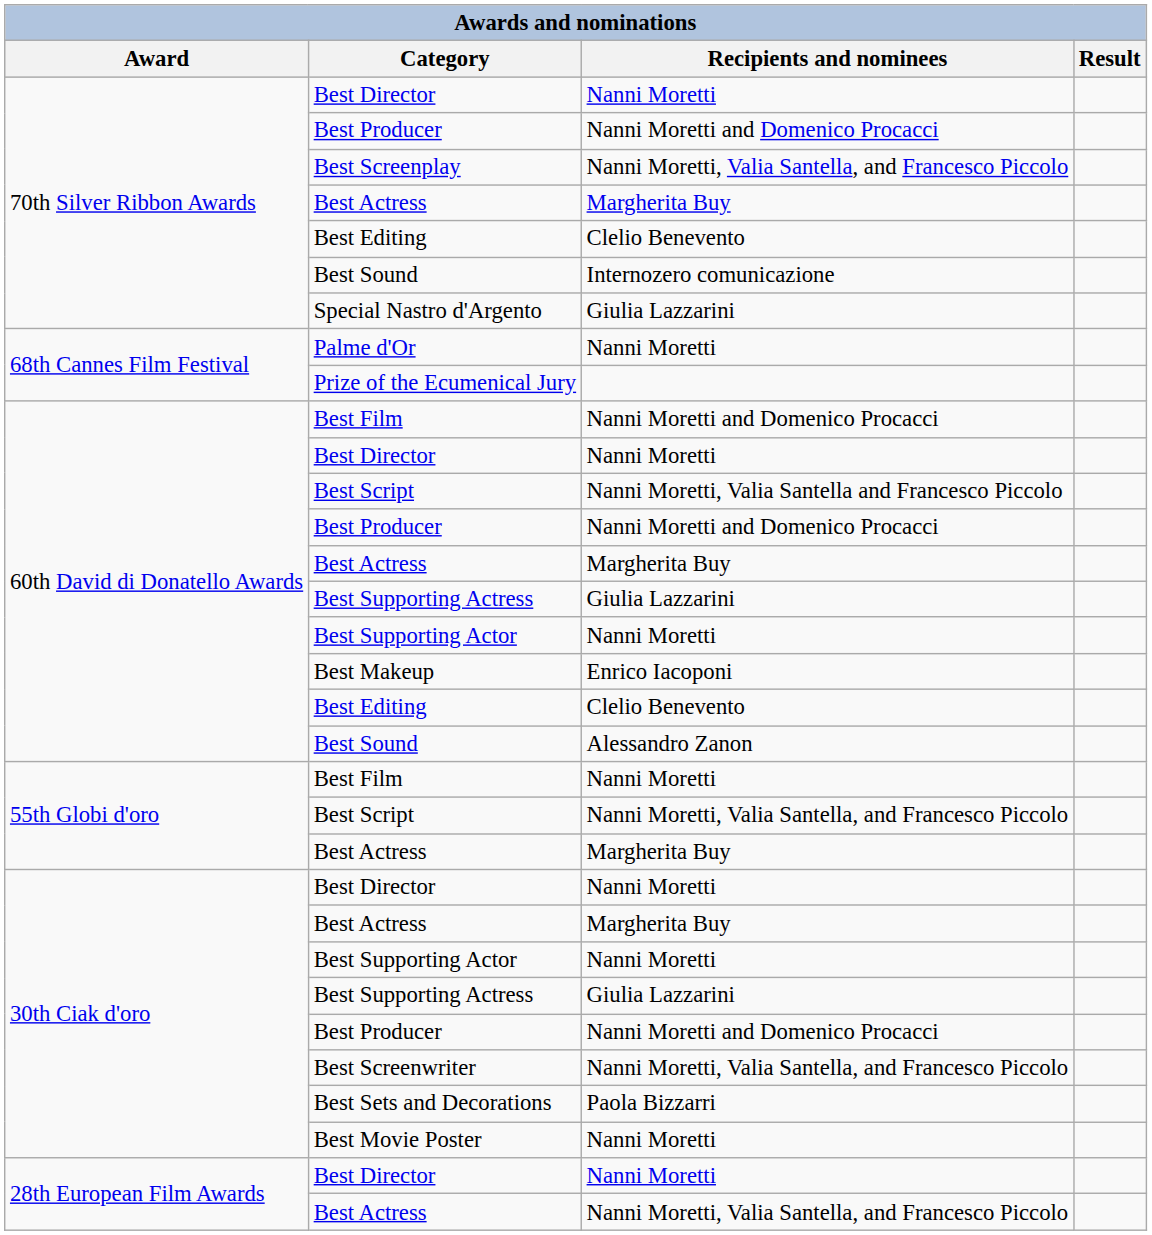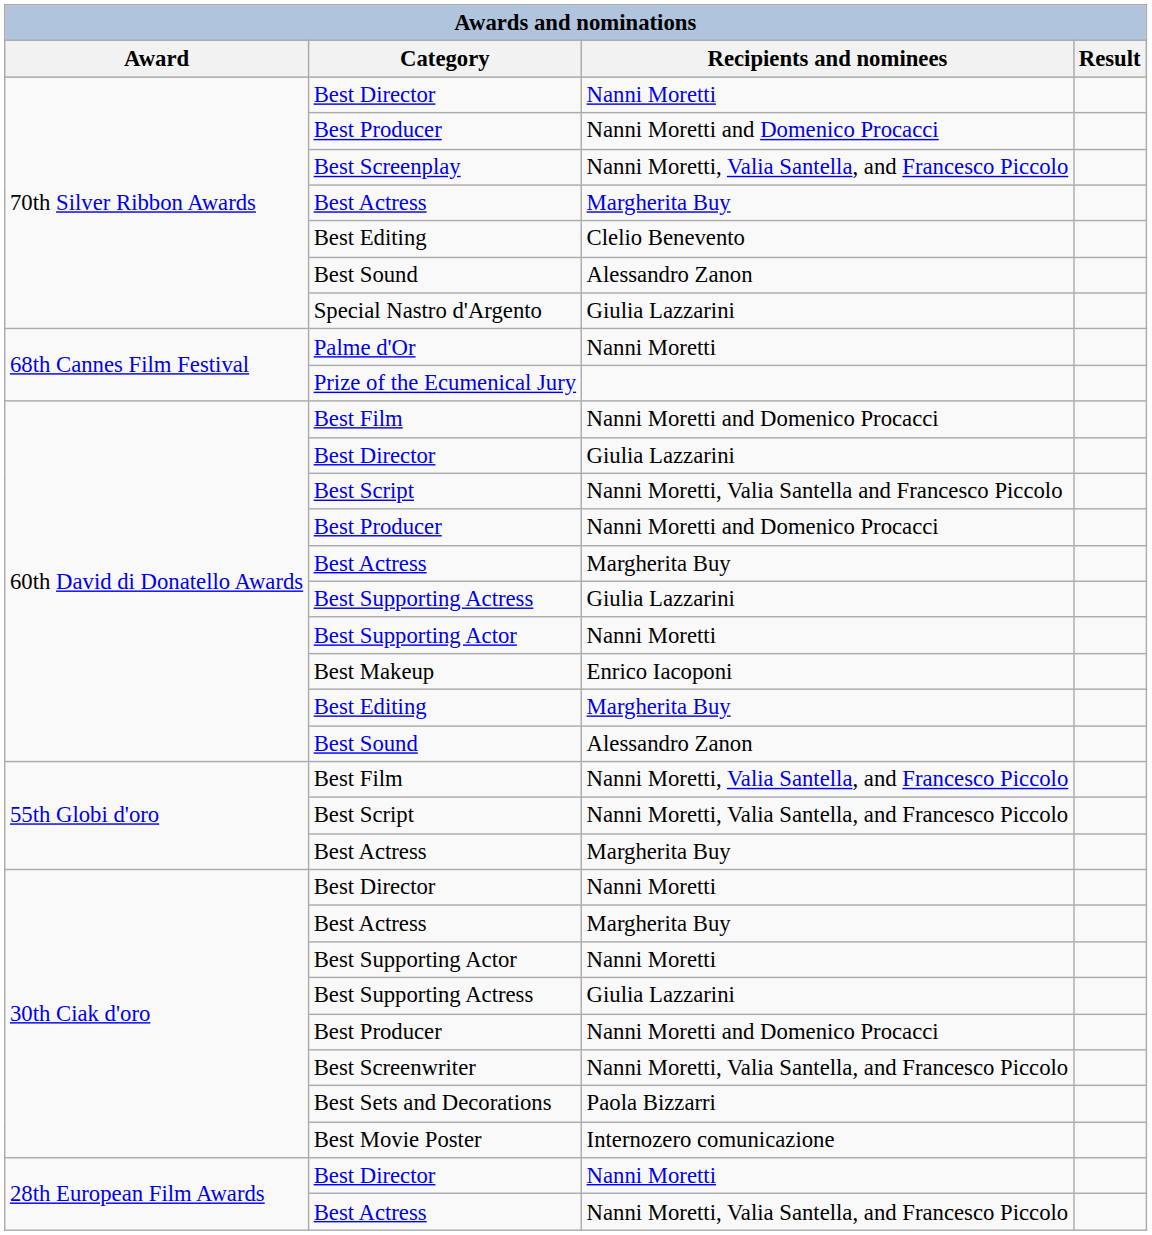(711, 274) Internozero comunicazione -> (670, 274) Alessandro Zanon
(651, 454) Nanni Moretti -> (661, 454) Giulia Lazzarini
(666, 707) Clelio Benevento -> (659, 707) Margherita Buy
(651, 779) Nanni Moretti -> (827, 779) Nanni Moretti, Valia Santella, and Francesco Piccolo
(651, 1139) Nanni Moretti -> (711, 1139) Internozero comunicazione
